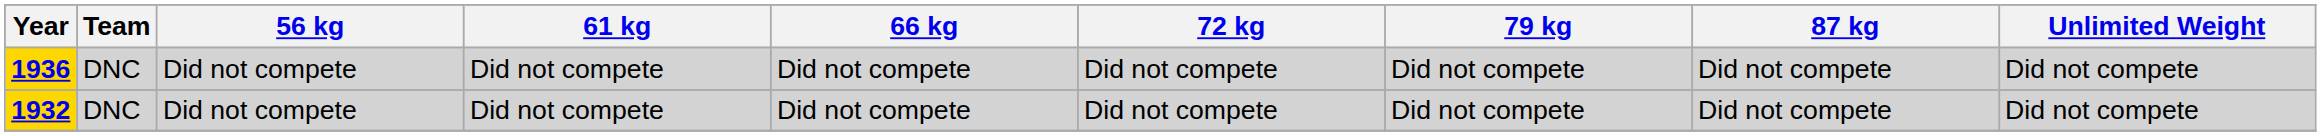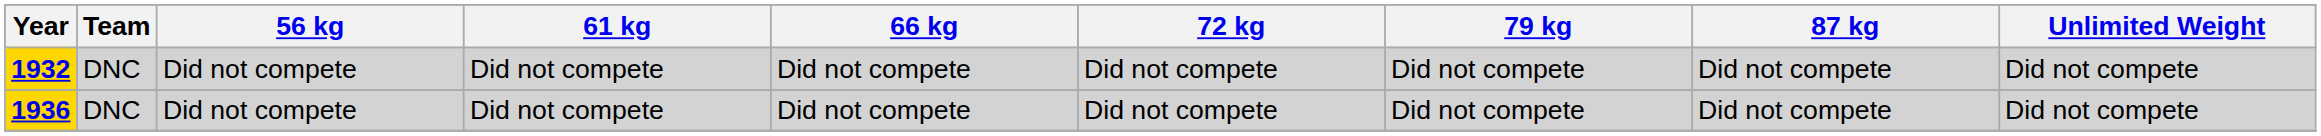rows swapped: (41, 111) <-> (41, 68)
